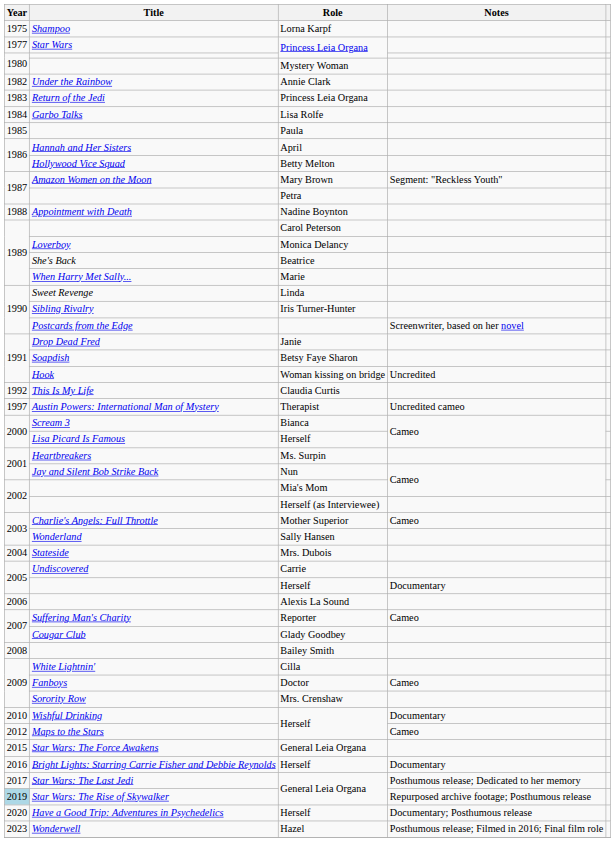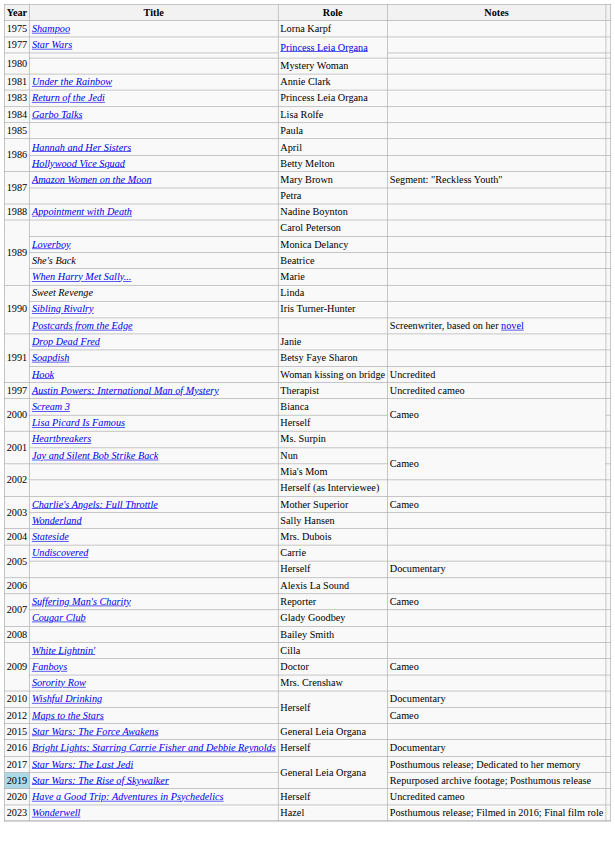(17, 82) 1982 -> (17, 82) 1981
- row: (63, 390)
(461, 813) Documentary; Posthumous release -> (427, 796) Uncredited cameo
